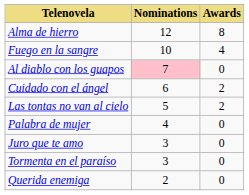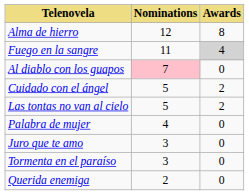(166, 50) 10 -> (166, 50) 11
(222, 50) no background -> (222, 50) lightgrey background
(166, 87) 6 -> (166, 87) 5
